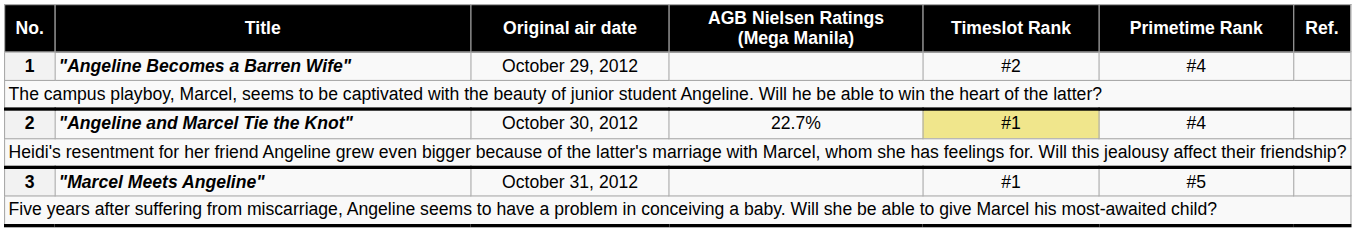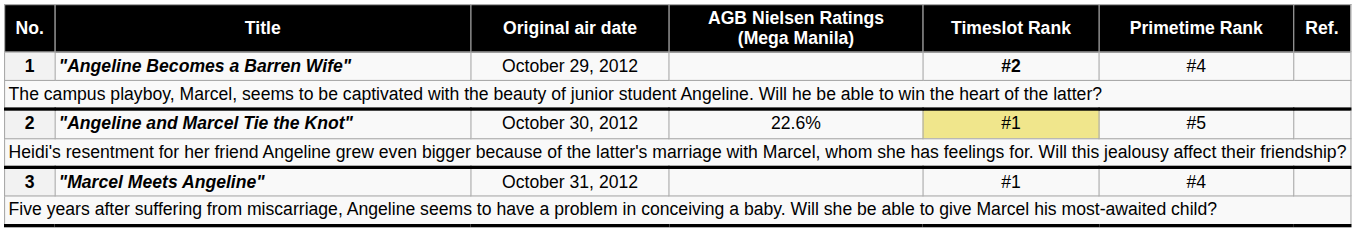(1011, 66) normal -> (1011, 66) bold
(796, 124) 22.7% -> (796, 124) 22.6%
(1196, 124) #4 -> (1196, 124) #5
(1196, 182) #5 -> (1196, 182) #4
